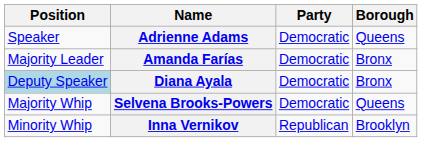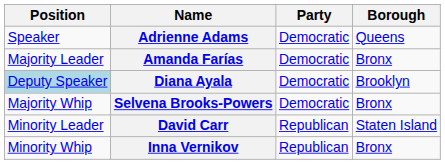(374, 81) Bronx -> (383, 81) Brooklyn
(380, 103) Queens -> (374, 103) Bronx
+ row: (193, 125)
(383, 125) Brooklyn -> (374, 147) Bronx
